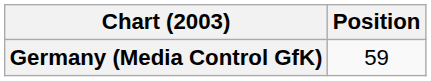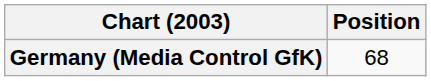(377, 57) 59 -> (377, 57) 68
